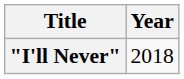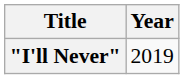(152, 55) 2018 -> (152, 55) 2019
